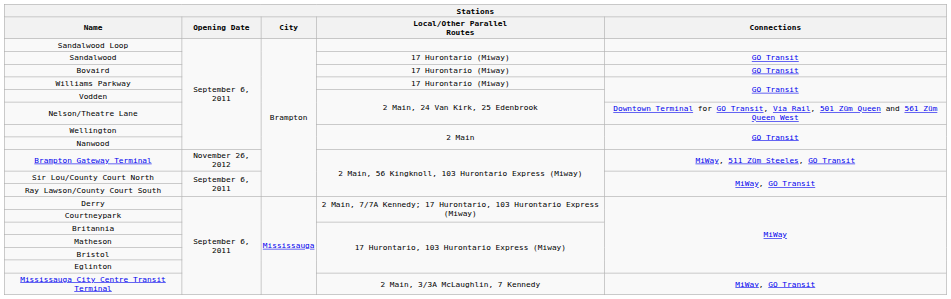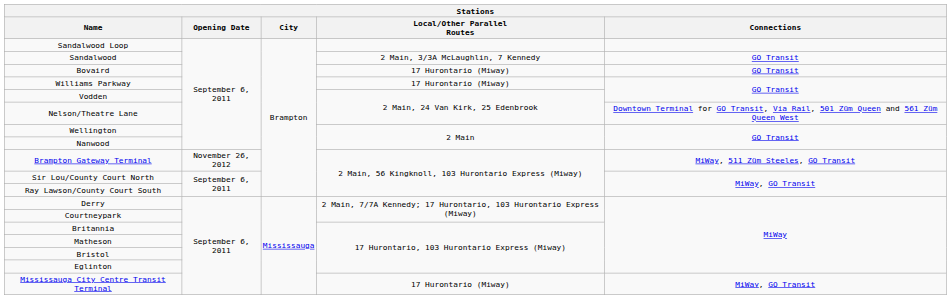(460, 58) 17 Hurontario (Miway) -> (460, 58) 2 Main, 3/3A McLaughlin, 7 Kennedy
(460, 284) 2 Main, 3/3A McLaughlin, 7 Kennedy -> (460, 284) 17 Hurontario (Miway)
